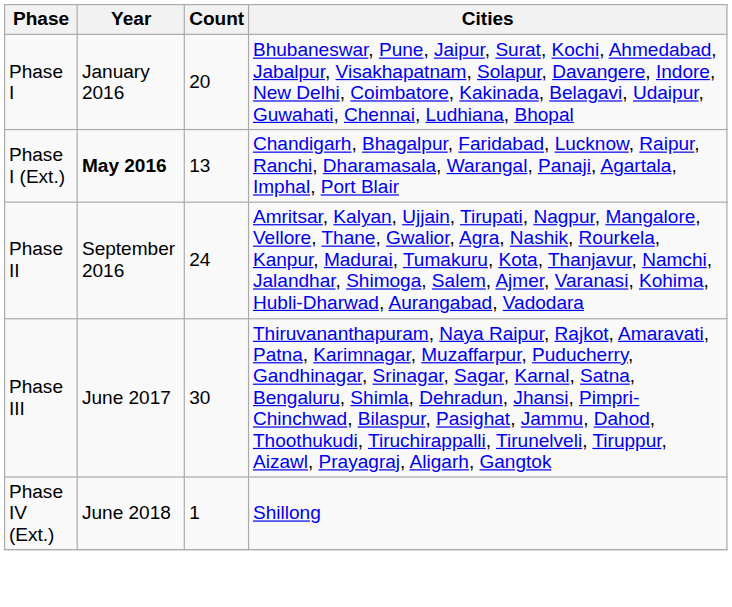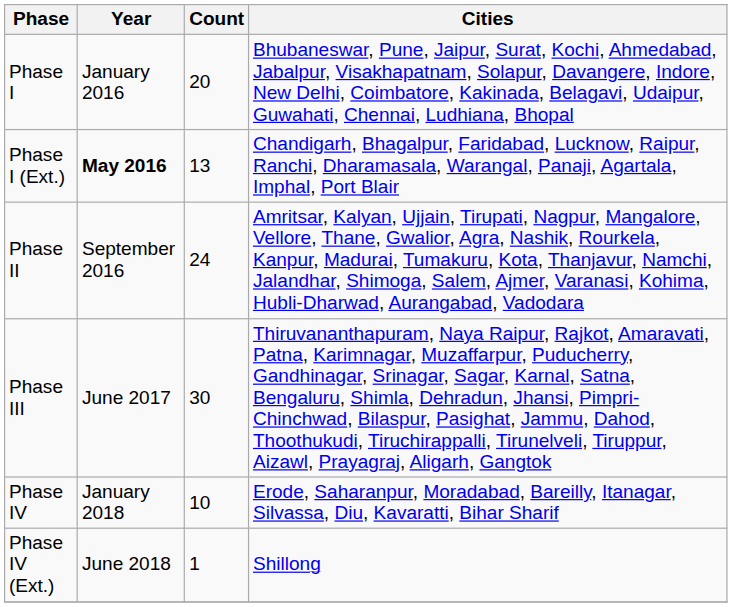+ row: (36, 502)
